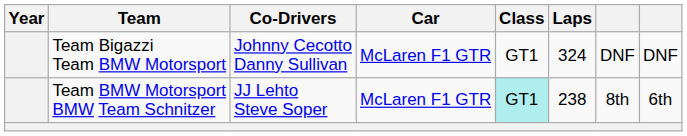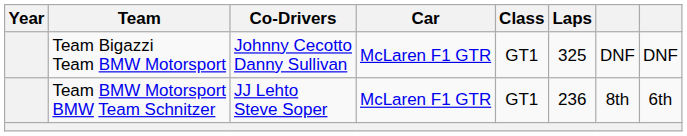(572, 55) 324 -> (572, 55) 325
(522, 100) paleturquoise background -> (522, 100) no background
(572, 100) 238 -> (572, 100) 236
